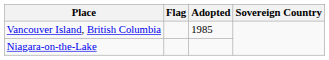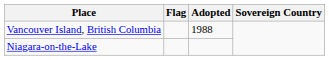(202, 30) 1985 -> (202, 30) 1988
